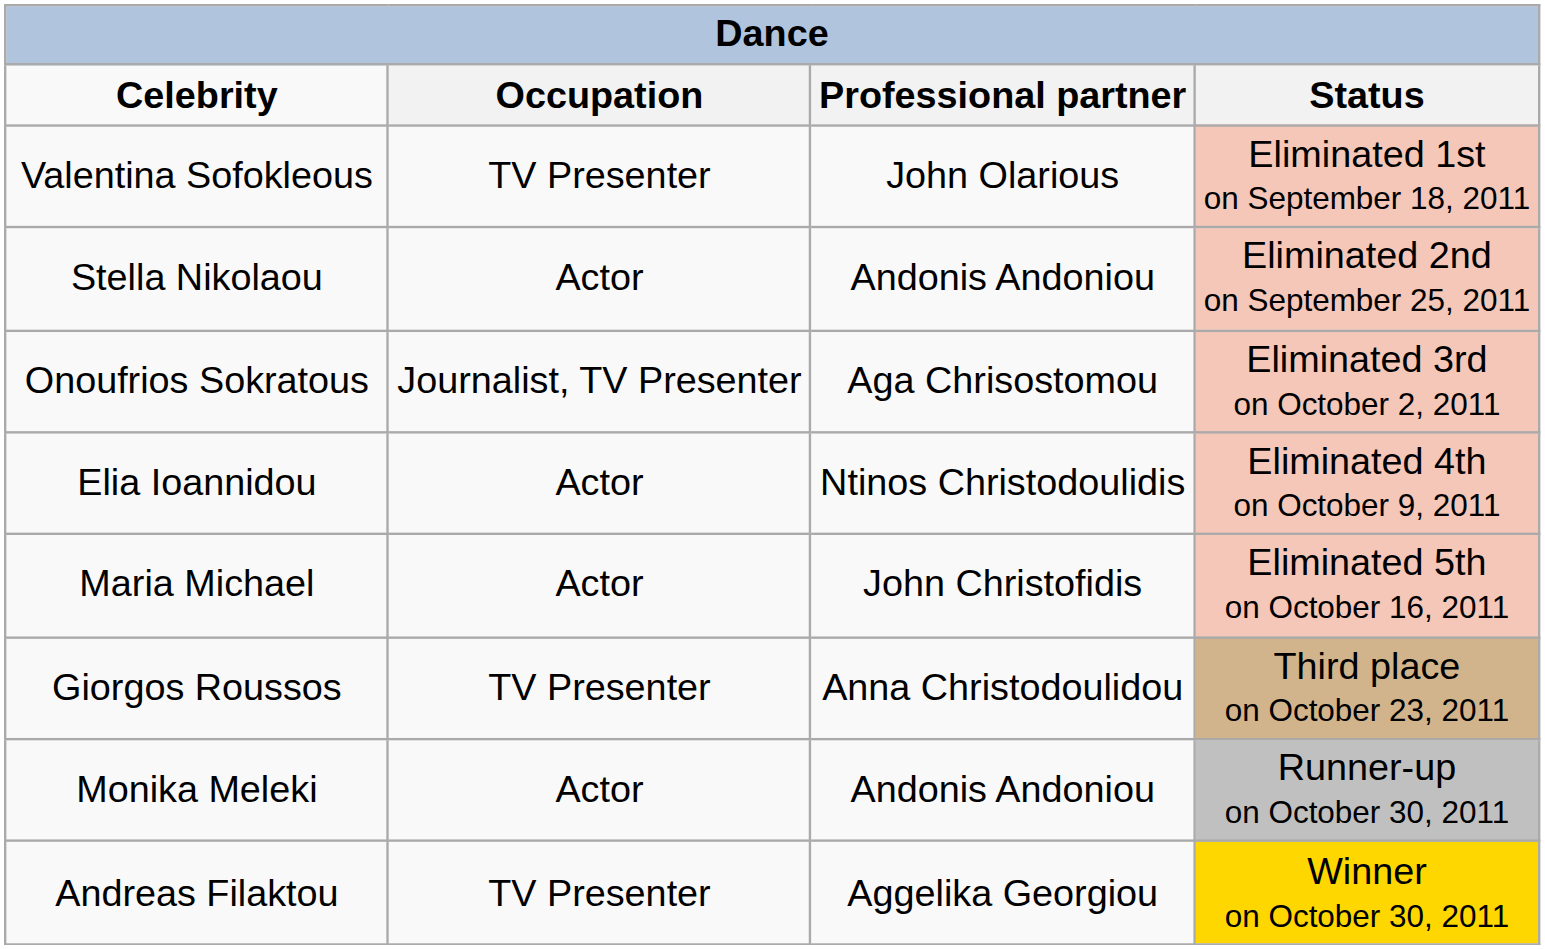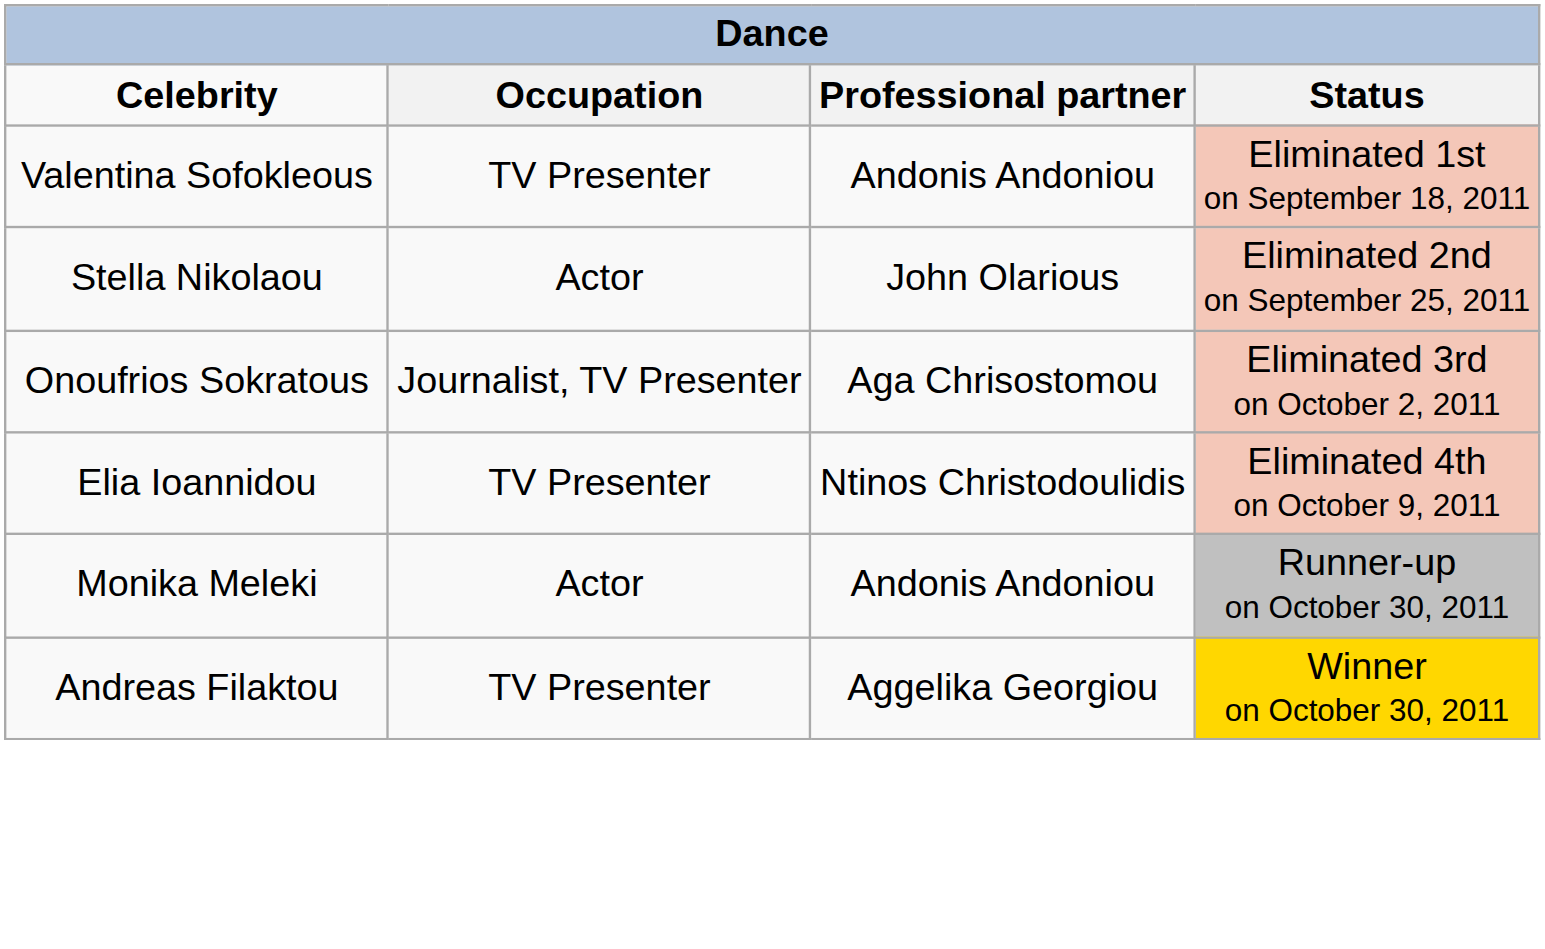(1003, 175) John Olarious -> (1003, 175) Andonis Andoniou
(1003, 277) Andonis Andoniou -> (1003, 277) John Olarious
(599, 482) Actor -> (599, 482) TV Presenter
- row: (197, 584)
- row: (197, 687)
